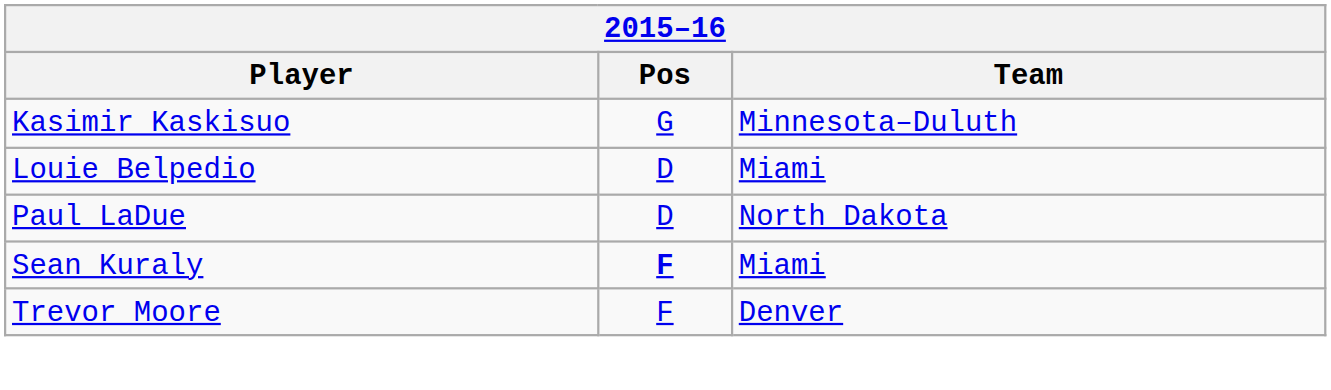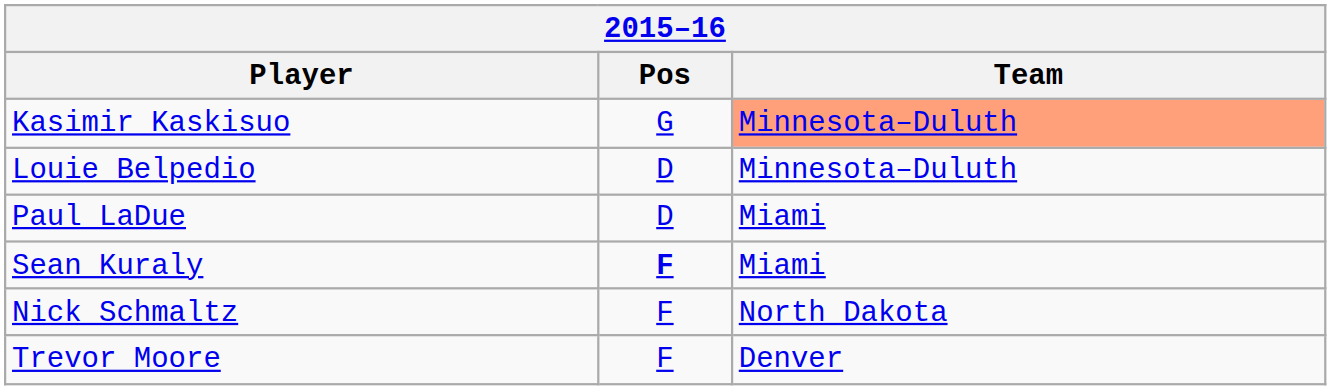(878, 123) no background -> (878, 123) lightsalmon background
(782, 170) Miami -> (878, 170) Minnesota–Duluth
(843, 218) North Dakota -> (782, 218) Miami
+ row: (125, 312)
